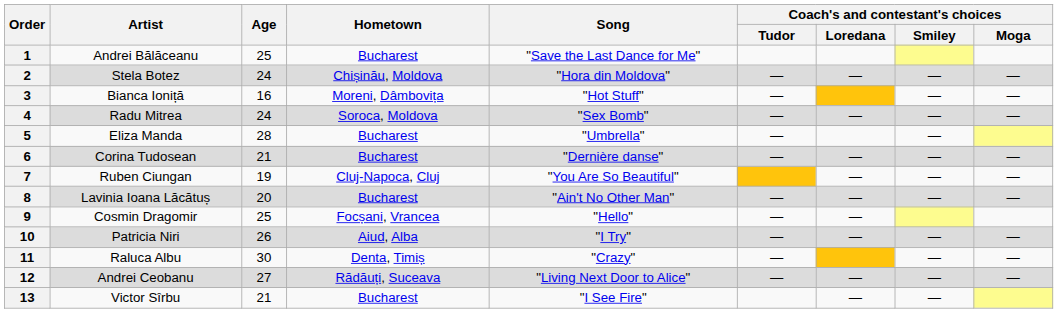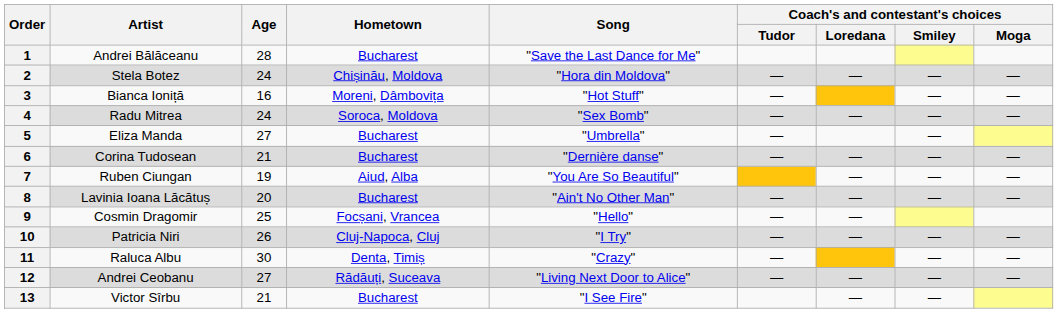(264, 55) 25 -> (264, 55) 28
(264, 136) 28 -> (264, 136) 27
(388, 176) Cluj-Napoca, Cluj -> (388, 176) Aiud, Alba
(388, 237) Aiud, Alba -> (388, 237) Cluj-Napoca, Cluj
